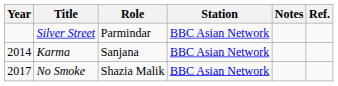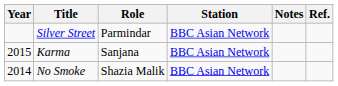(19, 52) 2014 -> (19, 52) 2015
(19, 71) 2017 -> (19, 71) 2014
